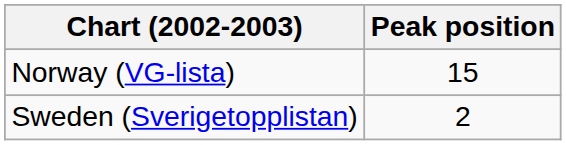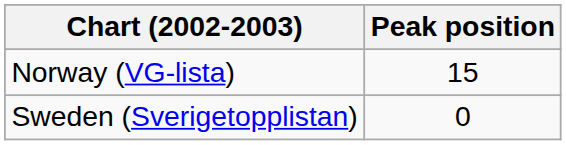(463, 116) 2 -> (463, 116) 0
